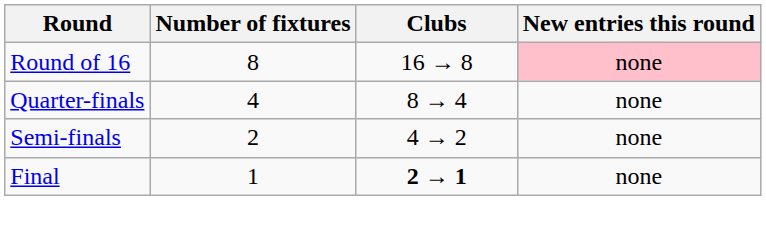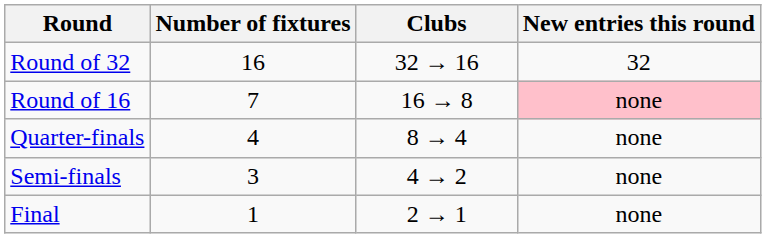+ row: (70, 61)
(253, 61) 8 -> (253, 99) 7
(253, 137) 2 -> (253, 175) 3
(437, 175) bold -> (437, 213) normal
